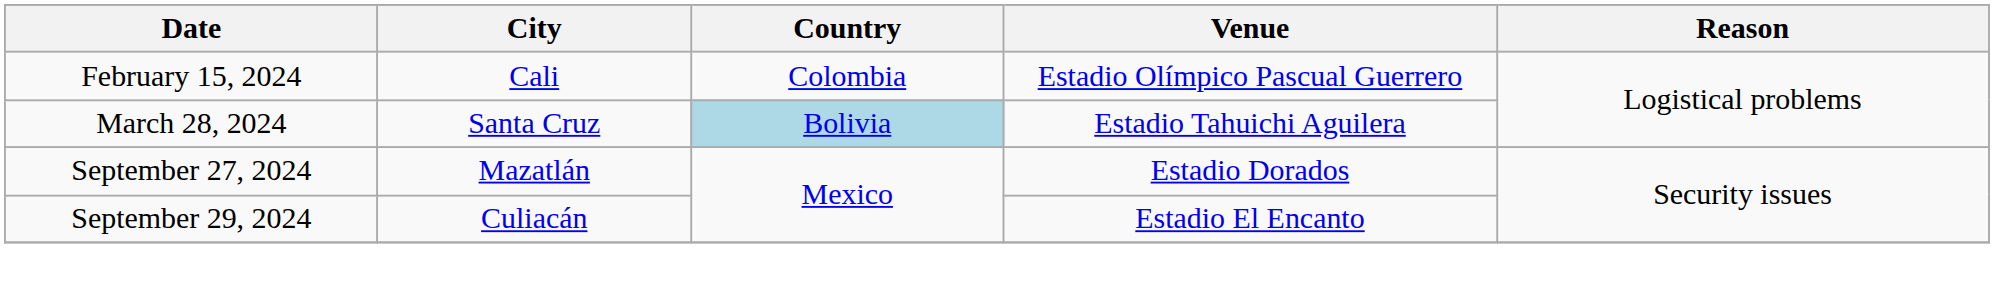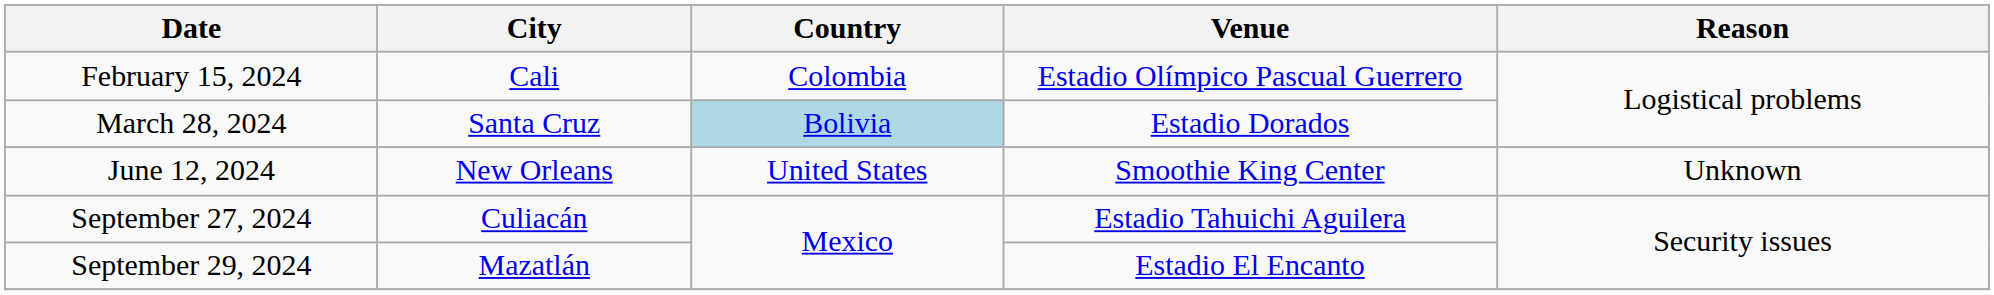(1250, 123) Estadio Tahuichi Aguilera -> (1250, 123) Estadio Dorados
+ row: (191, 170)
(534, 170) Mazatlán -> (534, 218) Culiacán
(1250, 170) Estadio Dorados -> (1250, 218) Estadio Tahuichi Aguilera
(534, 218) Culiacán -> (534, 265) Mazatlán
